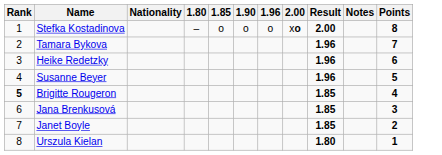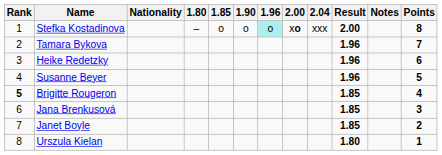+ column: (320, 12)
(270, 28) no background -> (270, 28) paleturquoise background
